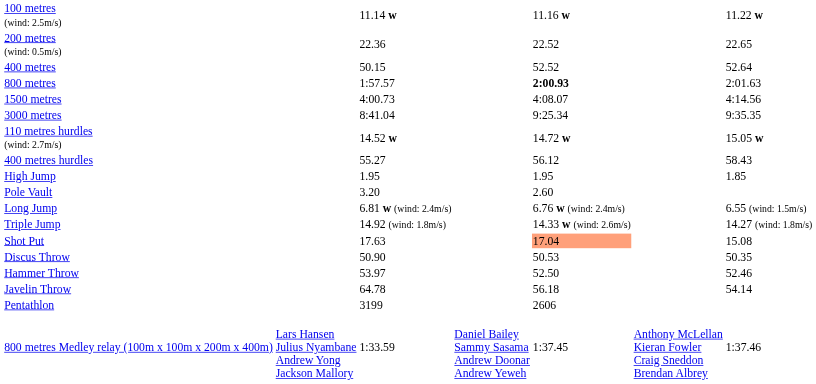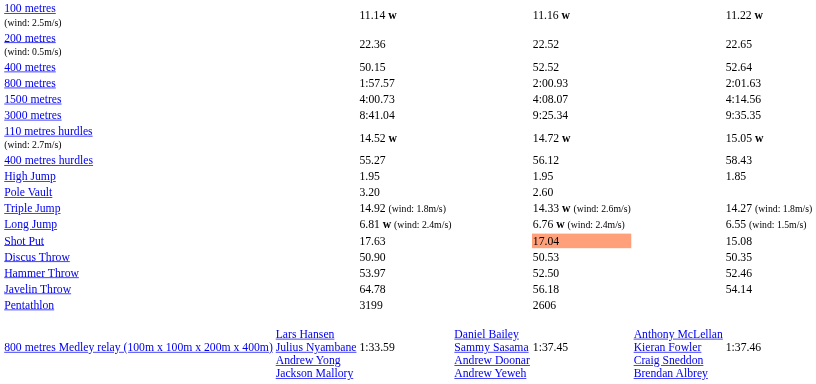(551, 83) bold -> (551, 83) normal
rows swapped: (31, 208) <-> (32, 224)
